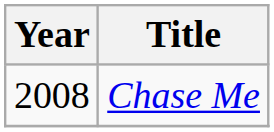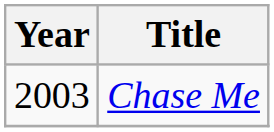(52, 94) 2008 -> (52, 94) 2003
